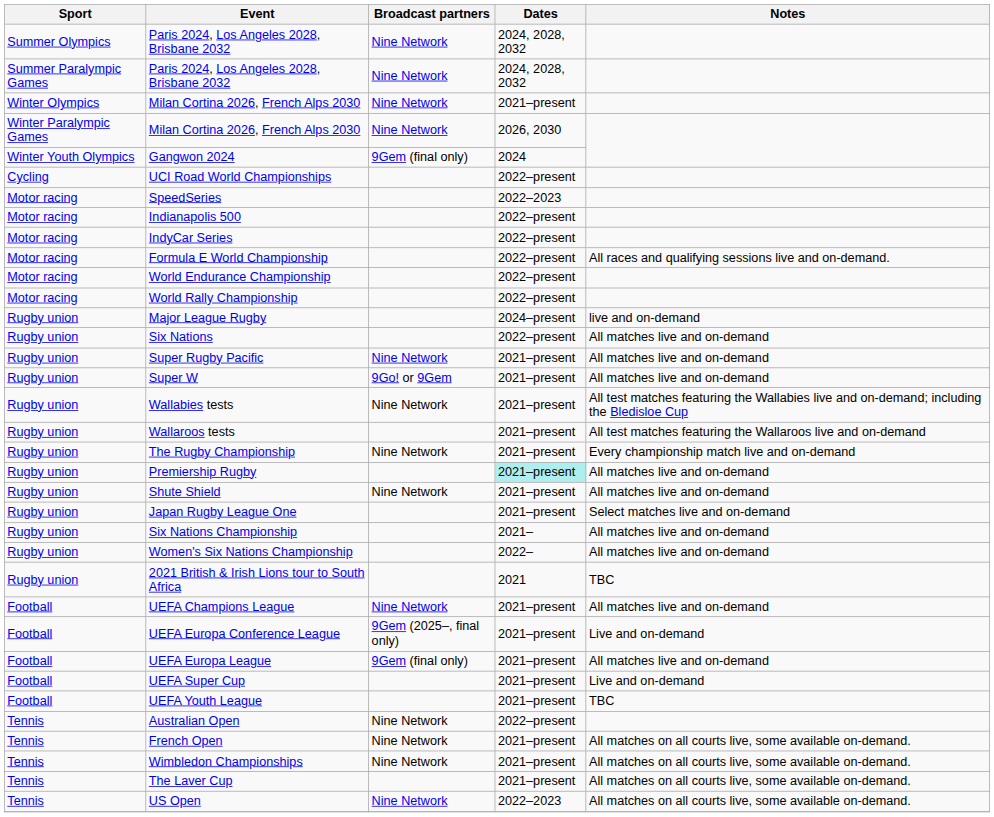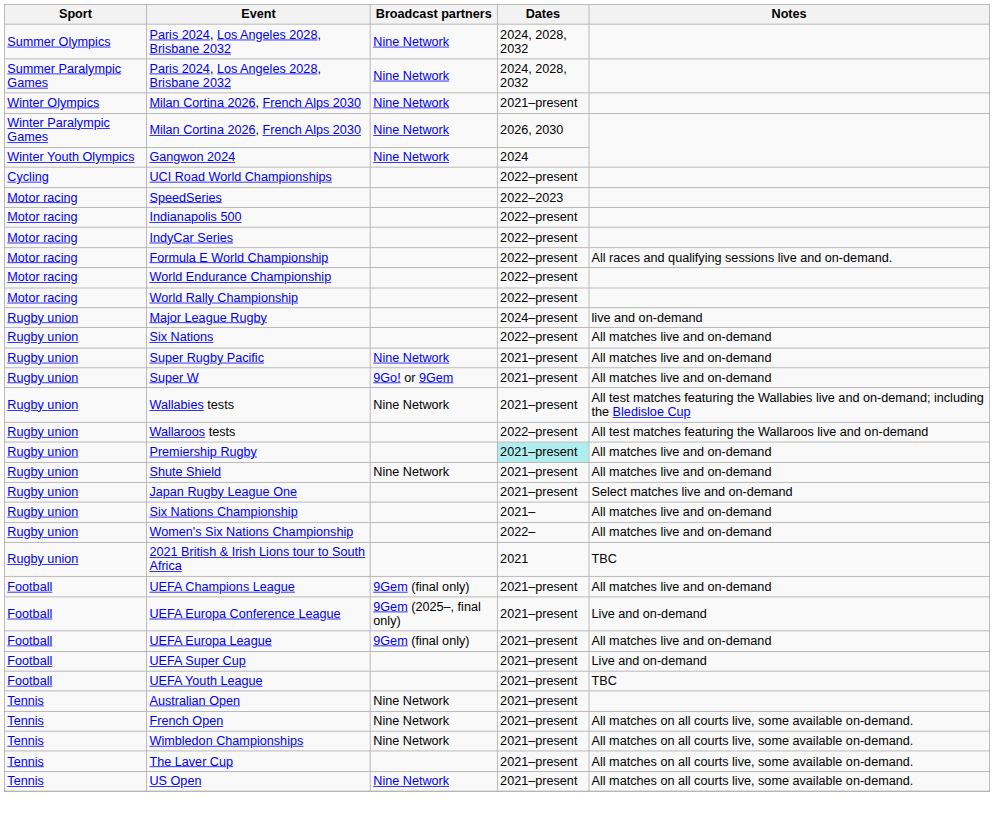(420, 157) 9Gem (final only) -> (411, 157) Nine Network
(537, 432) 2021–present -> (539, 432) 2022–present
- row: (43, 452)
(410, 606) Nine Network -> (421, 586) 9Gem (final only)
(537, 721) 2022–present -> (539, 701) 2021–present
(530, 801) 2022–2023 -> (539, 781) 2021–present
